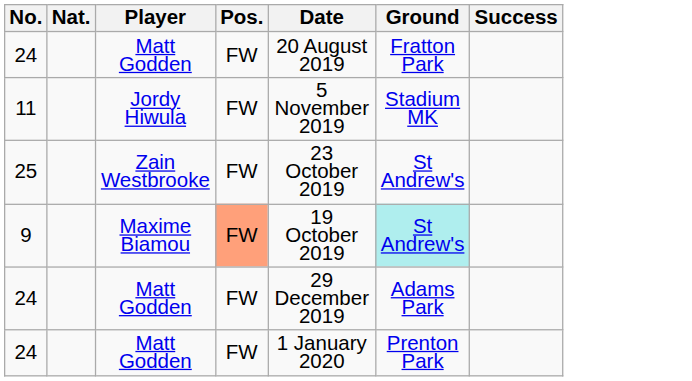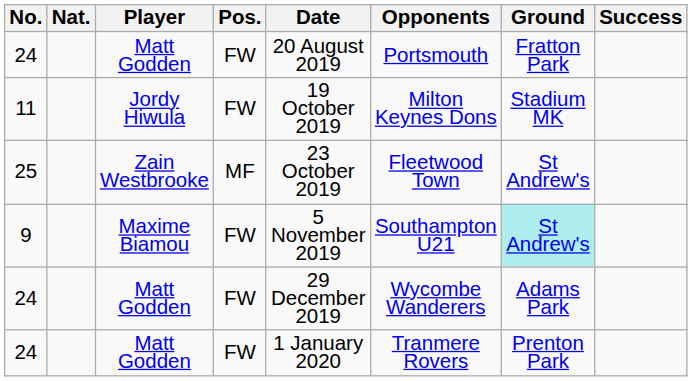+ column: (436, 18)
(322, 108) 5 November 2019 -> (318, 108) 19 October 2019
(242, 171) FW -> (240, 171) MF
(242, 235) lightsalmon background -> (240, 235) no background
(322, 235) 19 October 2019 -> (318, 235) 5 November 2019
